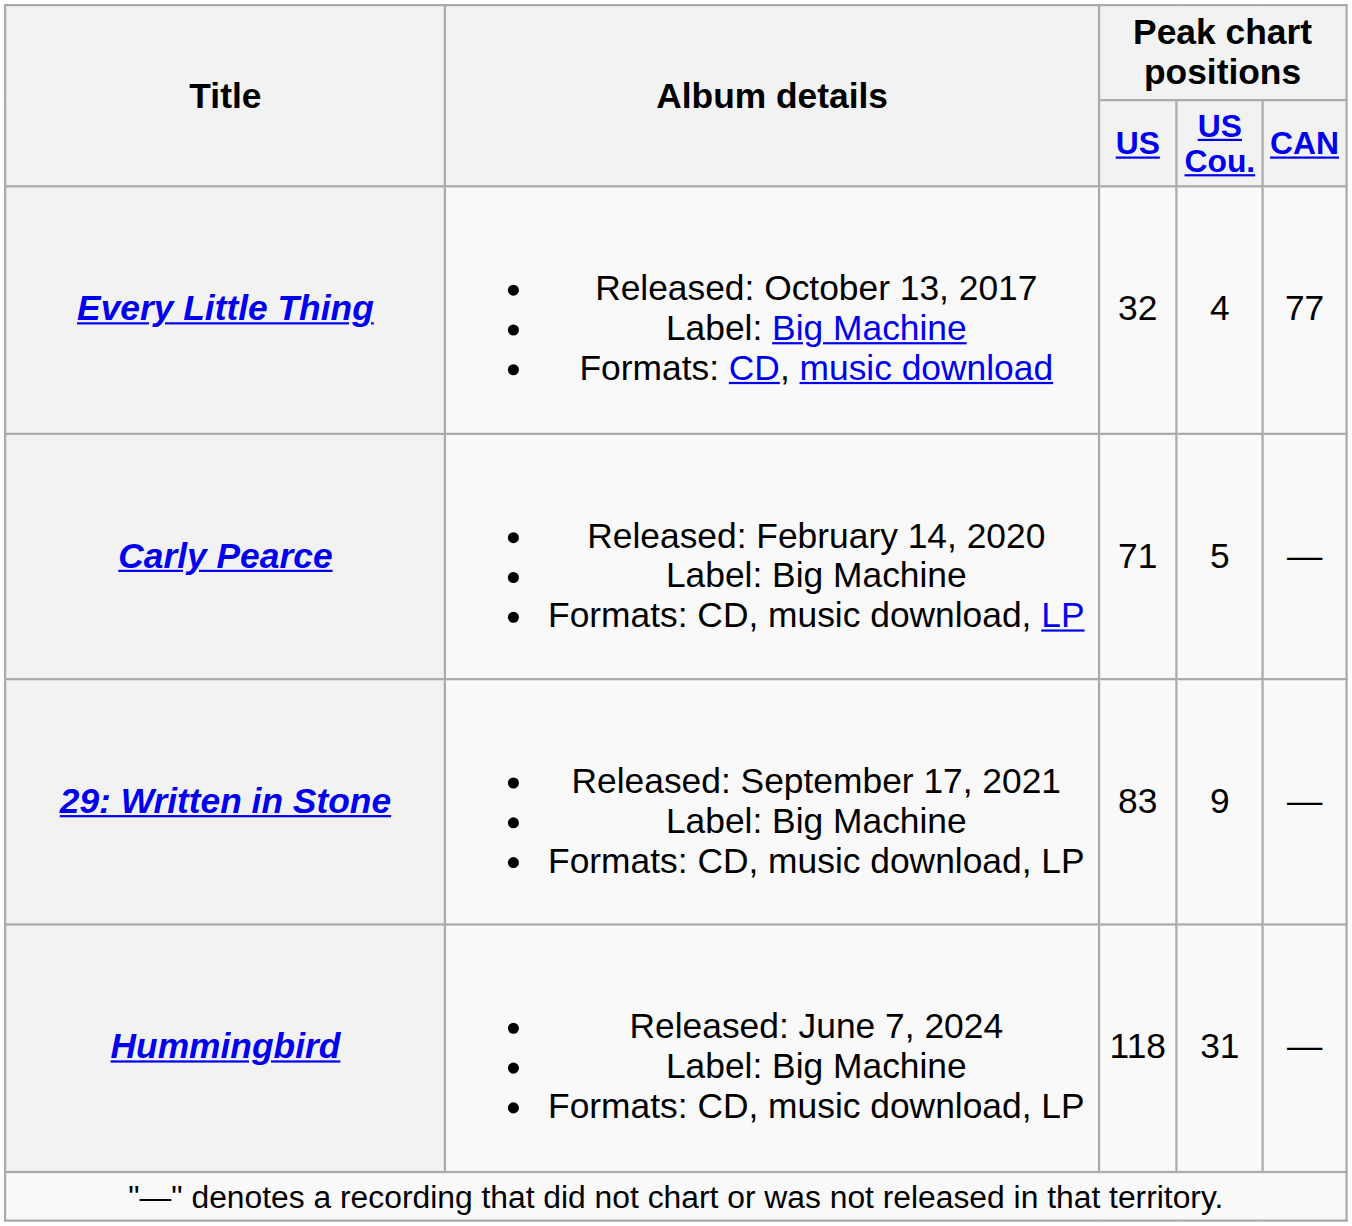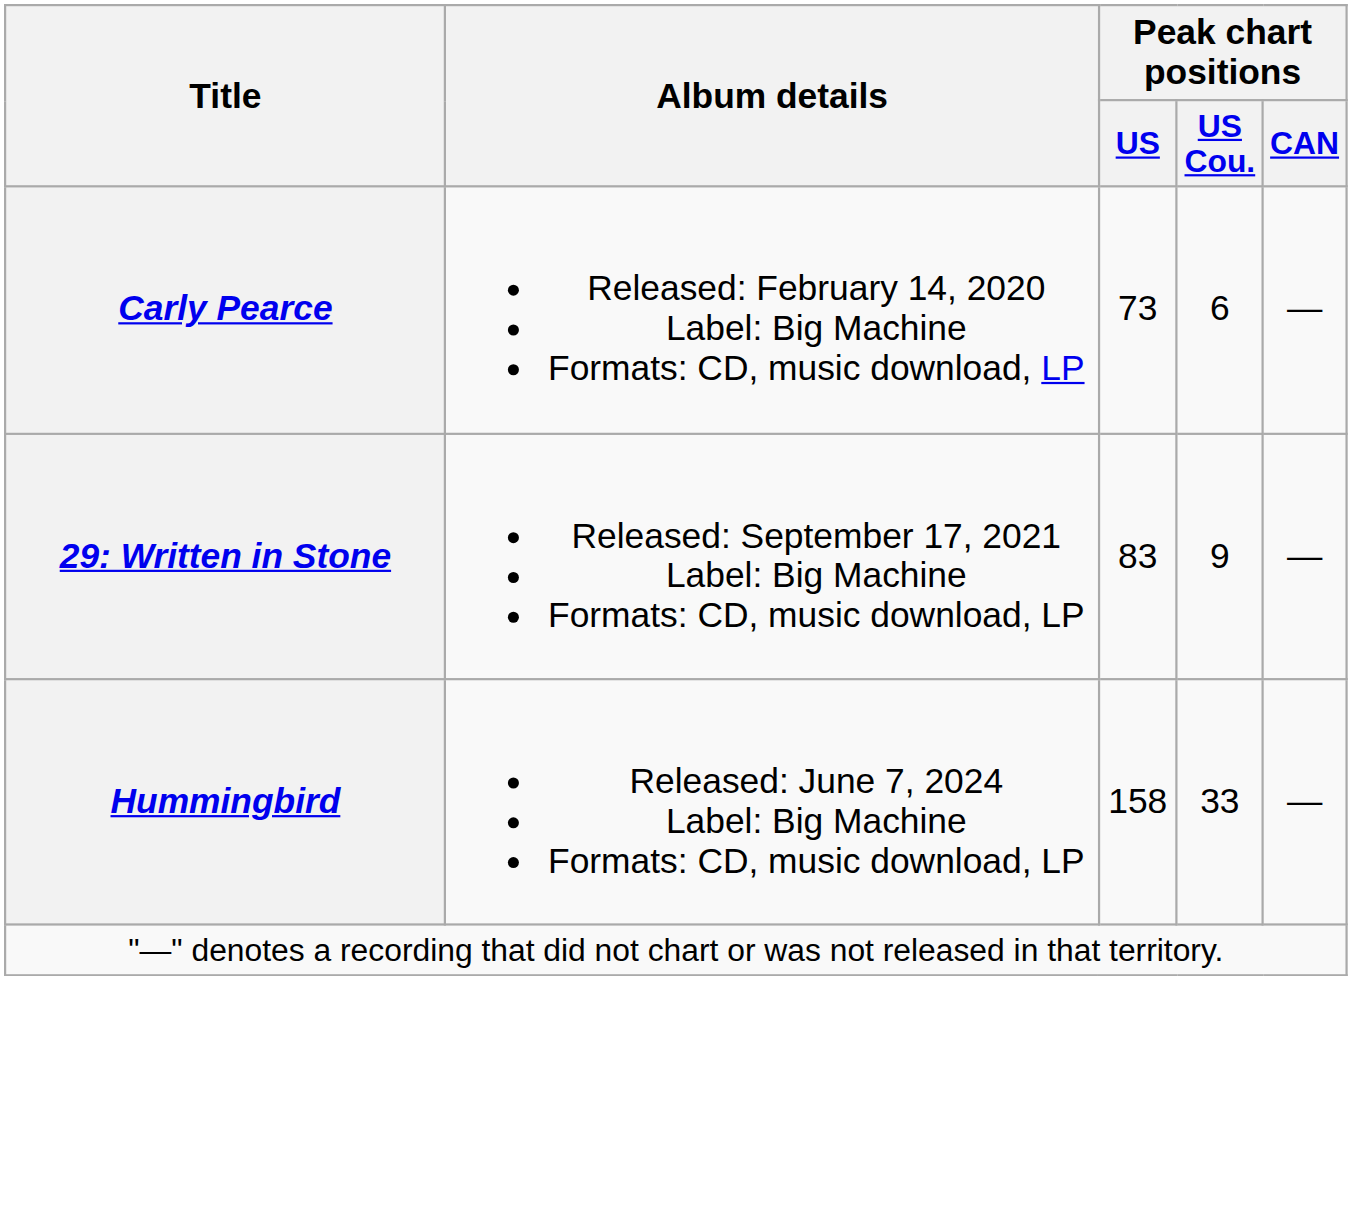- row: (225, 309)
(1138, 555) 71 -> (1138, 309) 73
(1220, 555) 5 -> (1220, 309) 6
(1138, 1047) 118 -> (1138, 801) 158
(1220, 1047) 31 -> (1220, 801) 33
